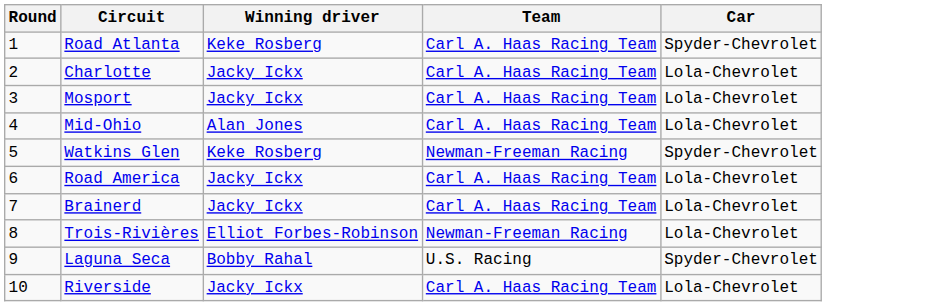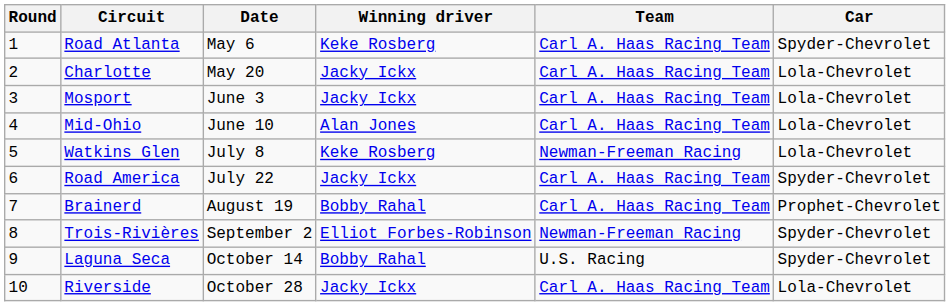+ column: (260, 18)
(741, 152) Spyder-Chevrolet -> (845, 152) Lola-Chevrolet
(731, 179) Lola-Chevrolet -> (854, 179) Spyder-Chevrolet
(255, 206) Jacky Ickx -> (373, 206) Bobby Rahal
(731, 206) Lola-Chevrolet -> (859, 206) Prophet-Chevrolet
(731, 233) Lola-Chevrolet -> (854, 233) Spyder-Chevrolet
